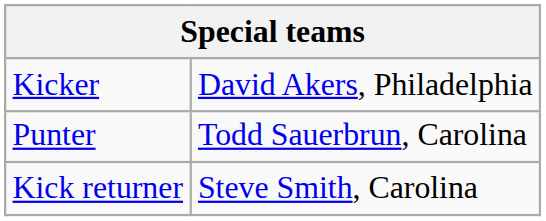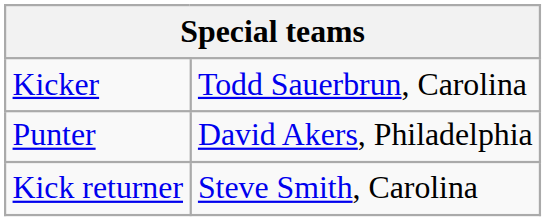(365, 83) David Akers, Philadelphia -> (362, 83) Todd Sauerbrun, Carolina
(362, 136) Todd Sauerbrun, Carolina -> (365, 136) David Akers, Philadelphia
